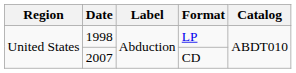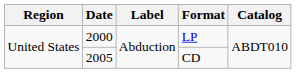(99, 36) 1998 -> (99, 36) 2000
(99, 57) 2007 -> (99, 57) 2005
